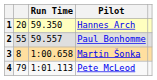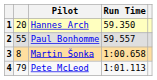columns swapped: (111, 12) <-> (52, 12)
